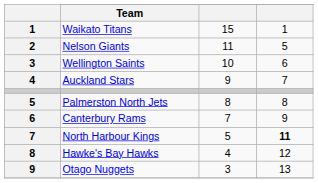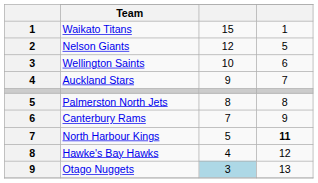(228, 47) 11 -> (228, 47) 12
(228, 169) no background -> (228, 169) lightblue background
